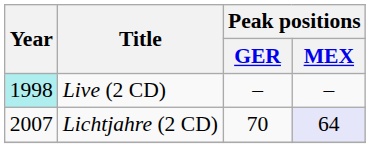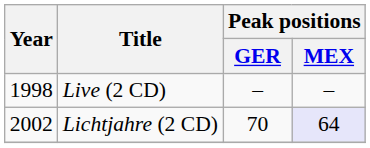(31, 90) paleturquoise background -> (31, 90) no background
(31, 124) 2007 -> (31, 124) 2002
